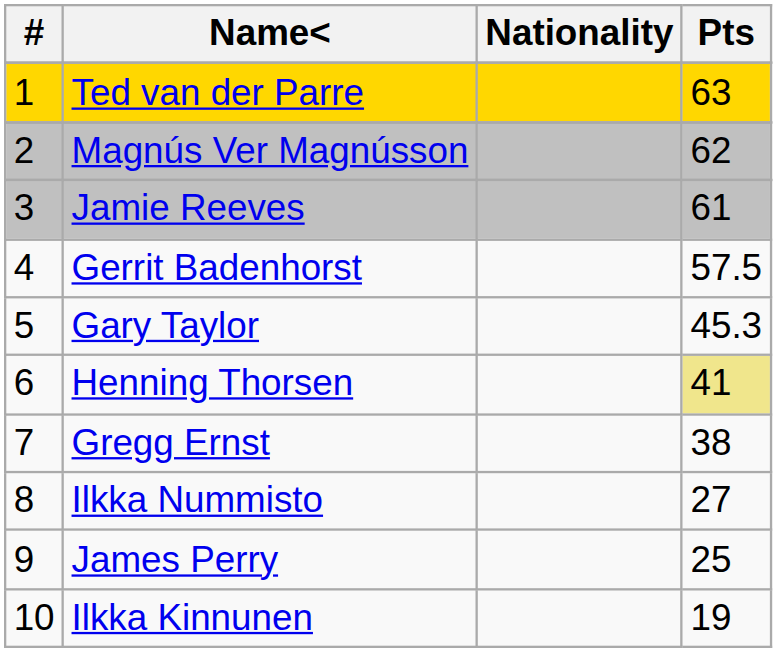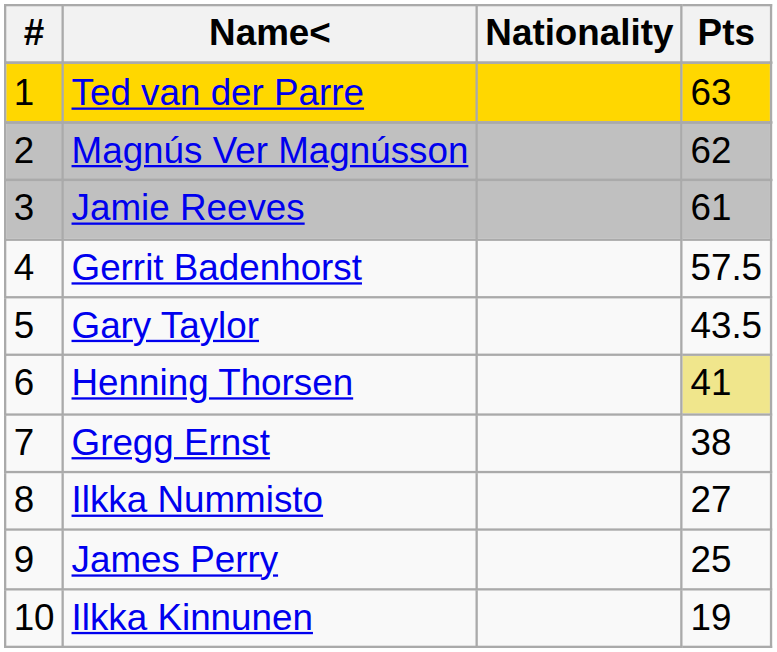(726, 325) 45.3 -> (726, 325) 43.5
